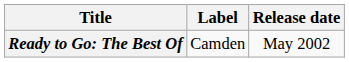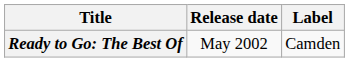columns swapped: (297, 17) <-> (218, 17)
